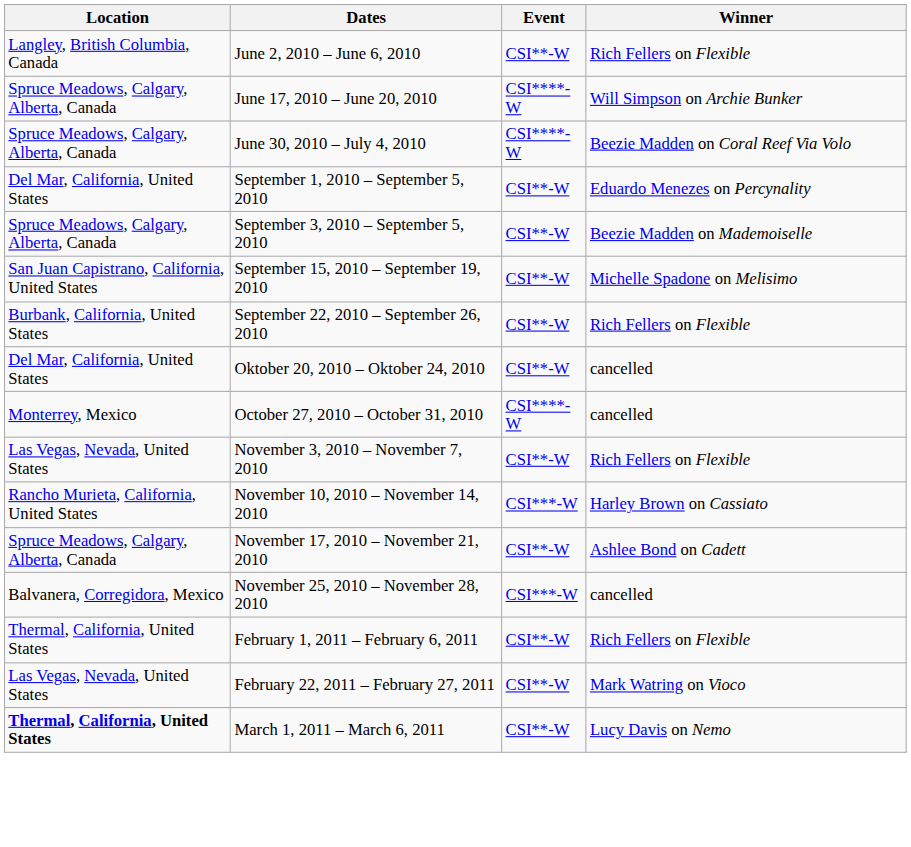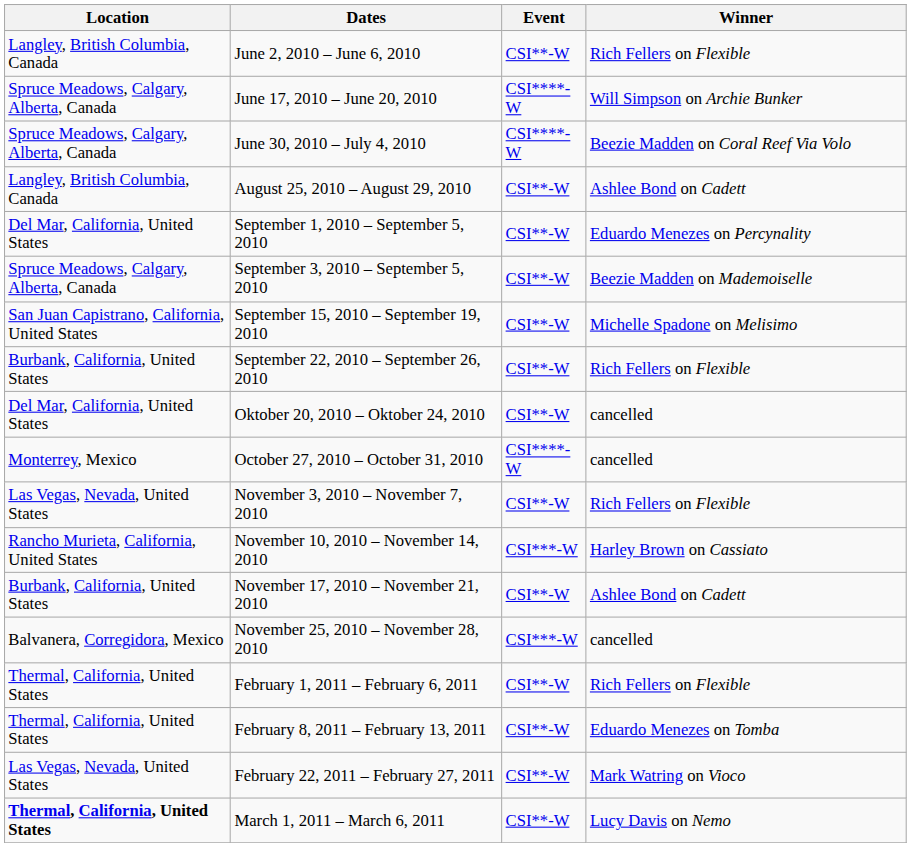+ row: (353, 188)
(98, 549) Spruce Meadows, Calgary, Alberta, Canada -> (102, 594) Burbank, California, United States
+ row: (360, 730)
